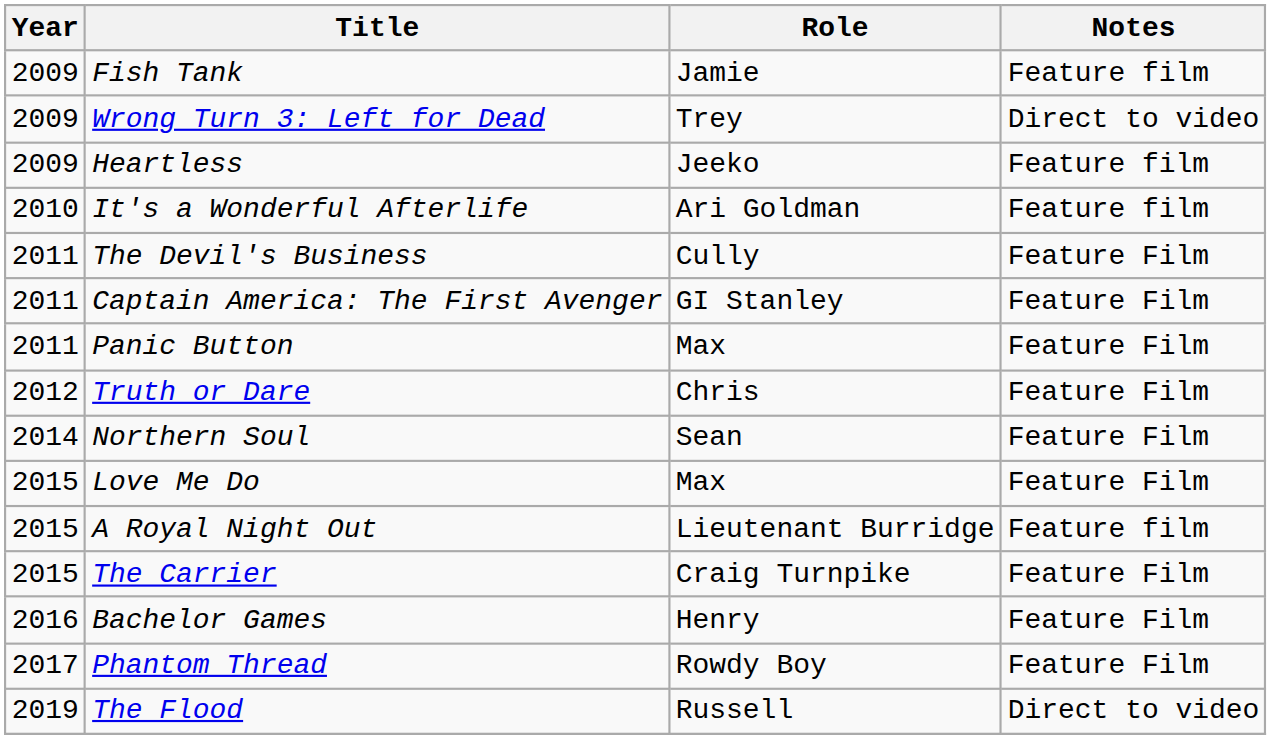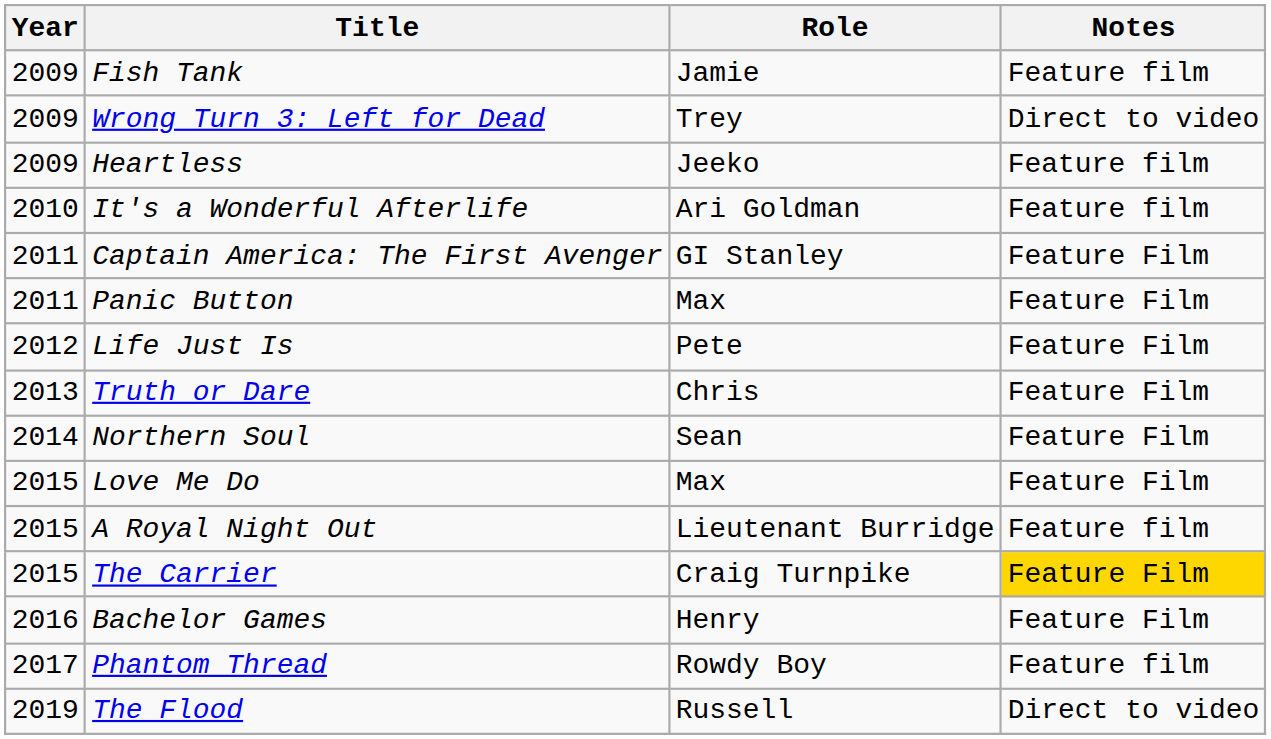- row: (260, 256)
+ row: (193, 347)
(45, 392) 2012 -> (45, 392) 2013
(1108, 574) no background -> (1108, 574) gold background
(1108, 666) Feature Film -> (1108, 666) Feature film
